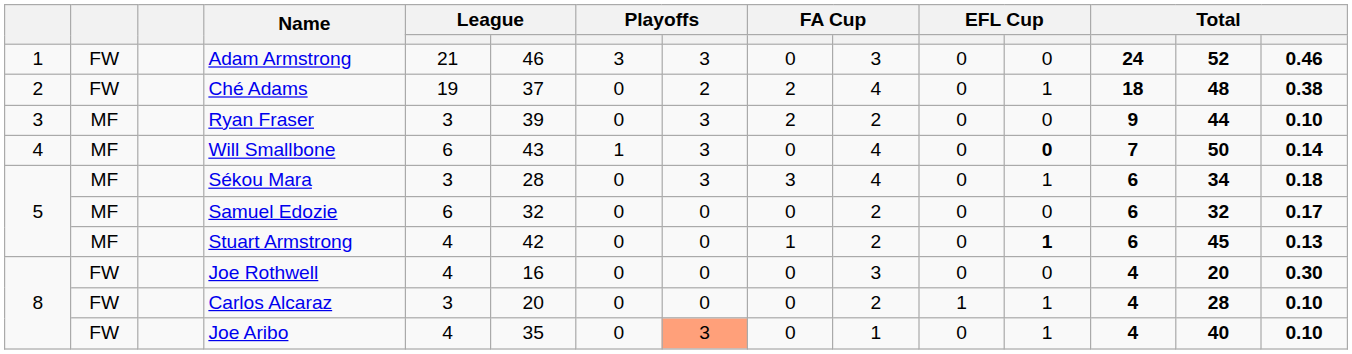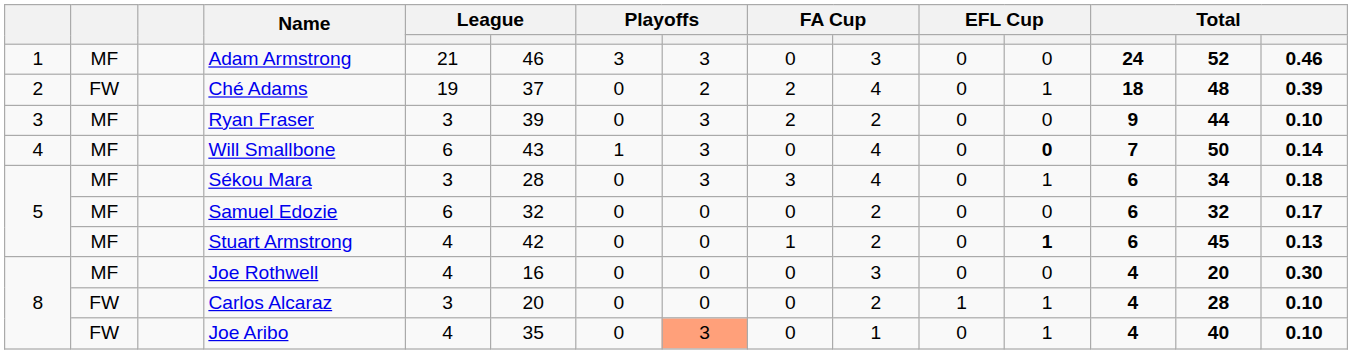(104, 59) FW -> (104, 59) MF
(1304, 89) 0.38 -> (1304, 89) 0.39
(104, 272) FW -> (104, 272) MF
